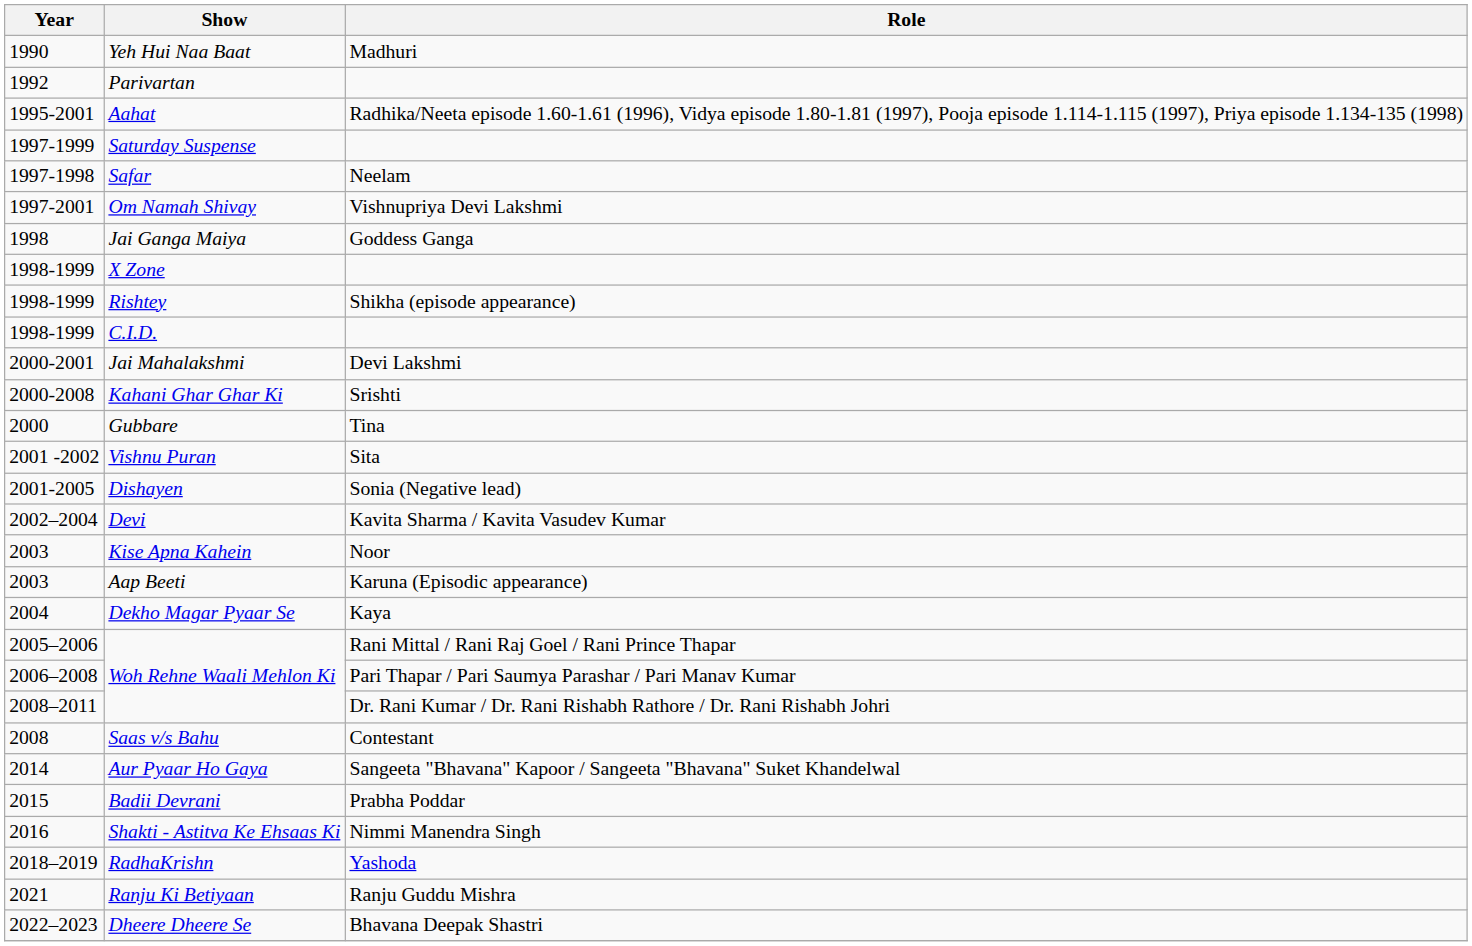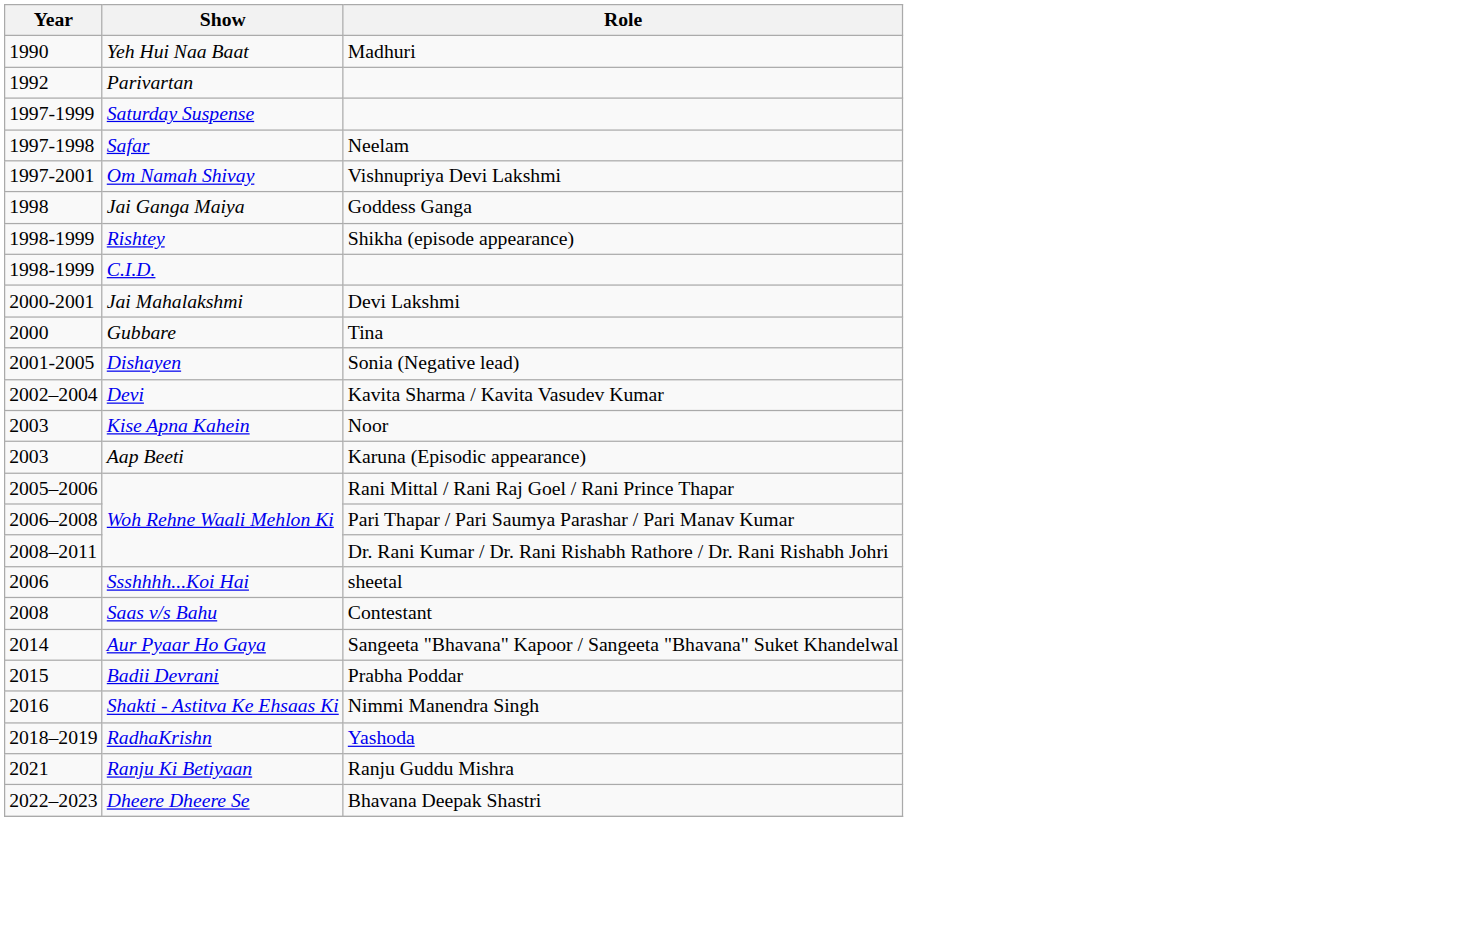- row: (132, 113)
- row: (137, 269)
- row: (196, 394)
- row: (162, 457)
- row: (202, 613)
+ row: (178, 581)
